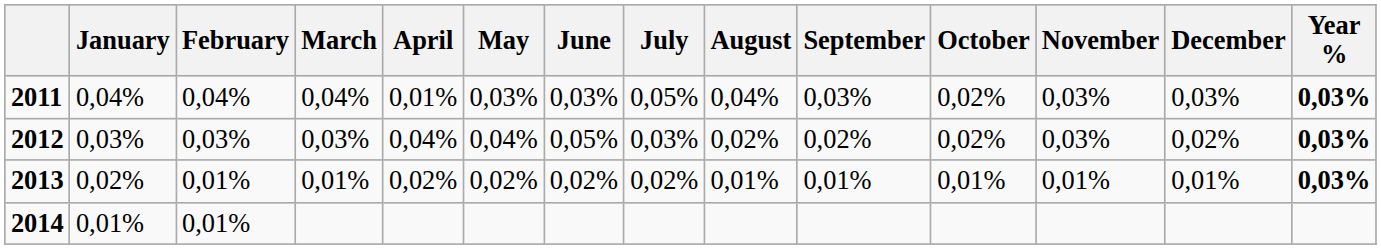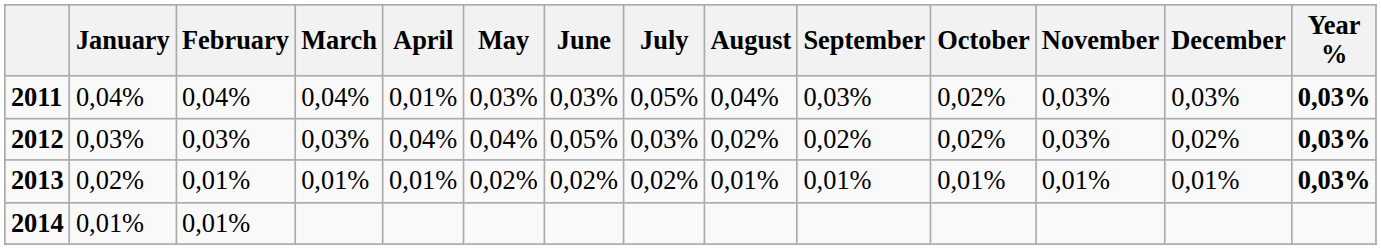(423, 180) 0,02% -> (423, 180) 0,01%
